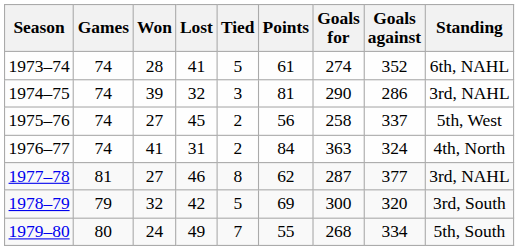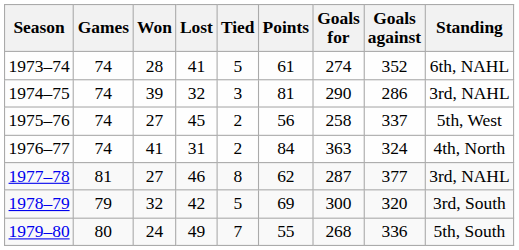(394, 231) 334 -> (394, 231) 336
